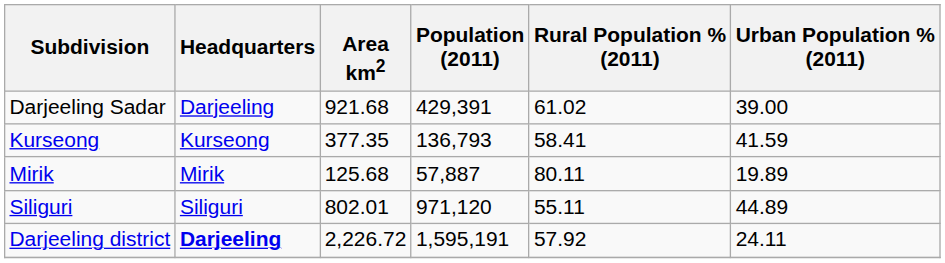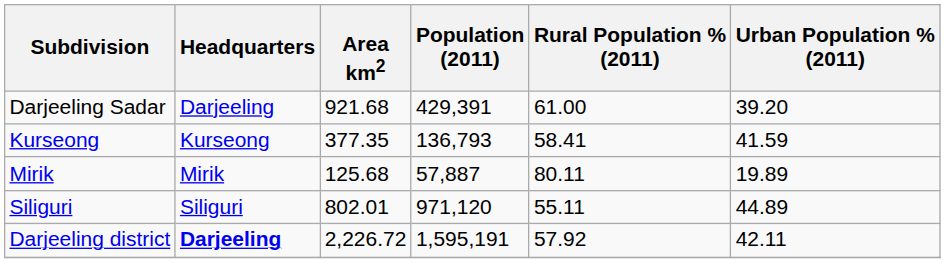(560, 107) 61.02 -> (560, 107) 61.00
(762, 107) 39.00 -> (762, 107) 39.20
(761, 240) 24.11 -> (761, 240) 42.11
